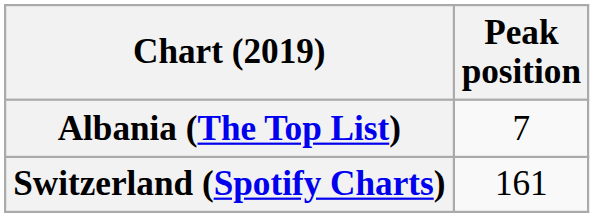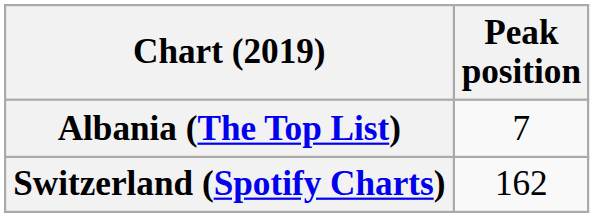(521, 183) 161 -> (521, 183) 162
